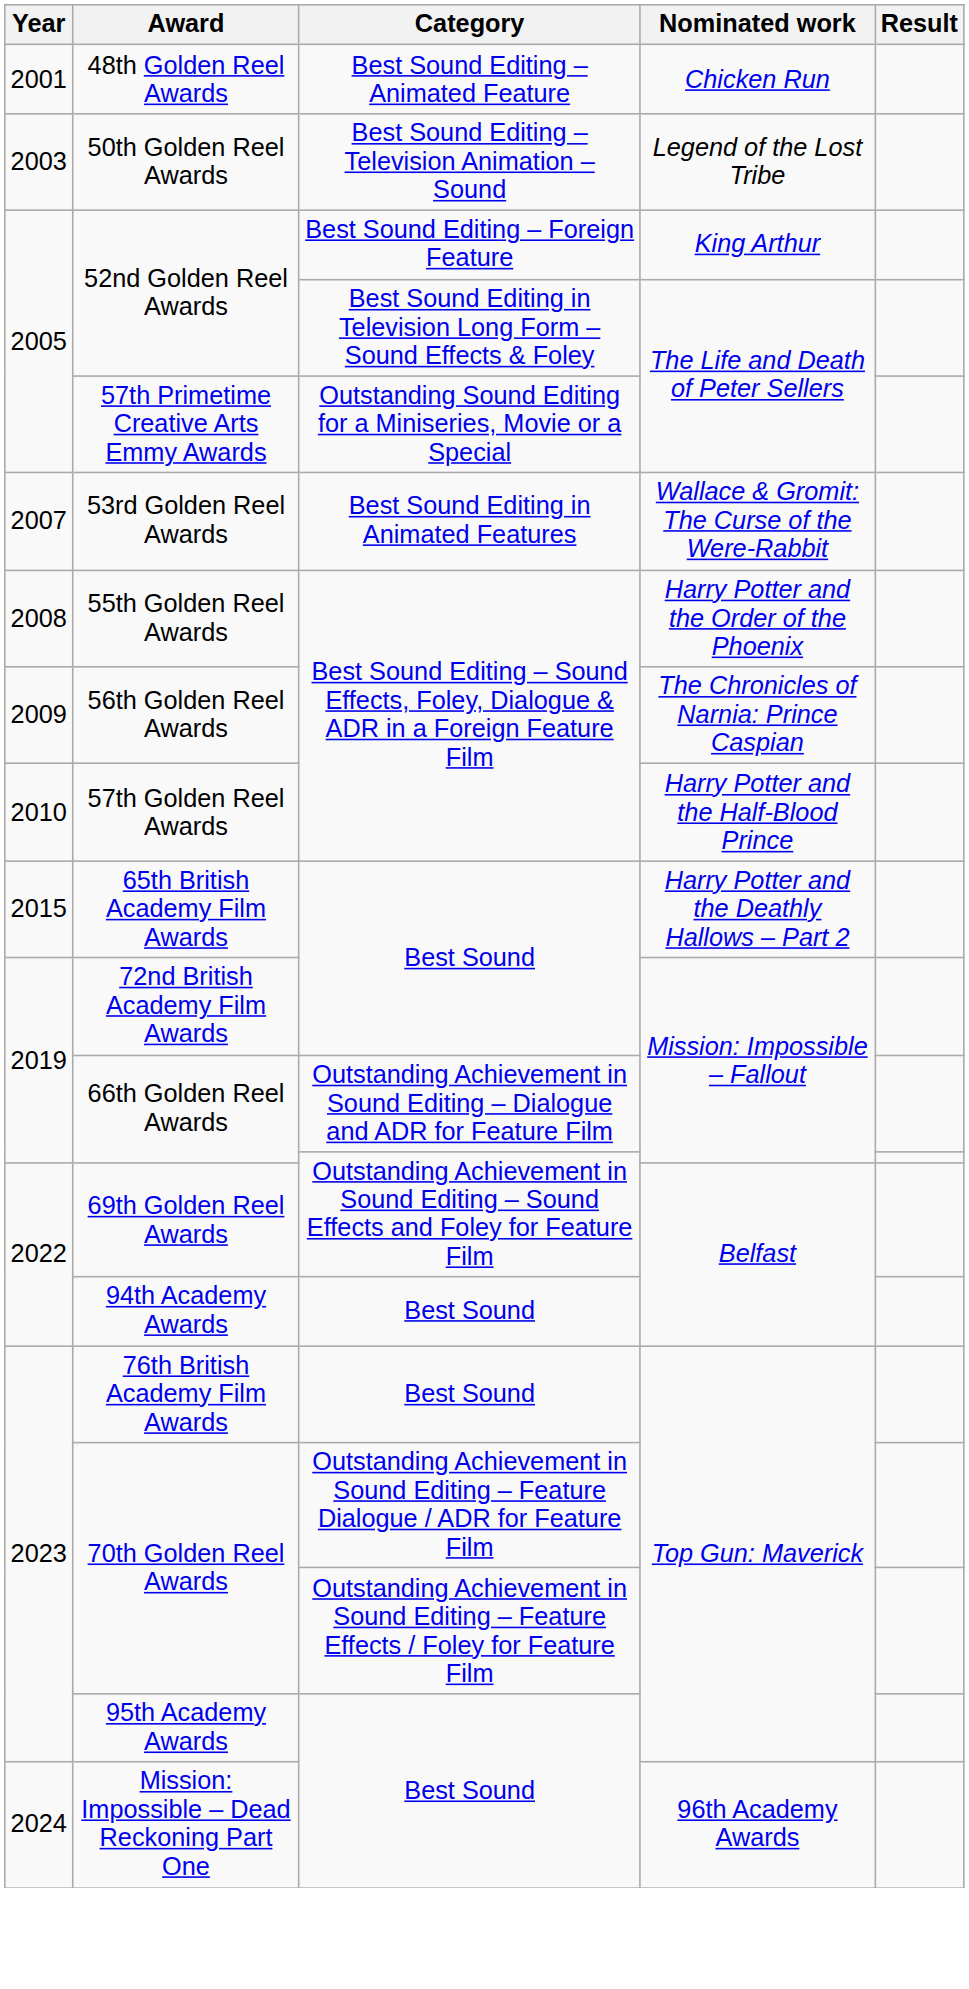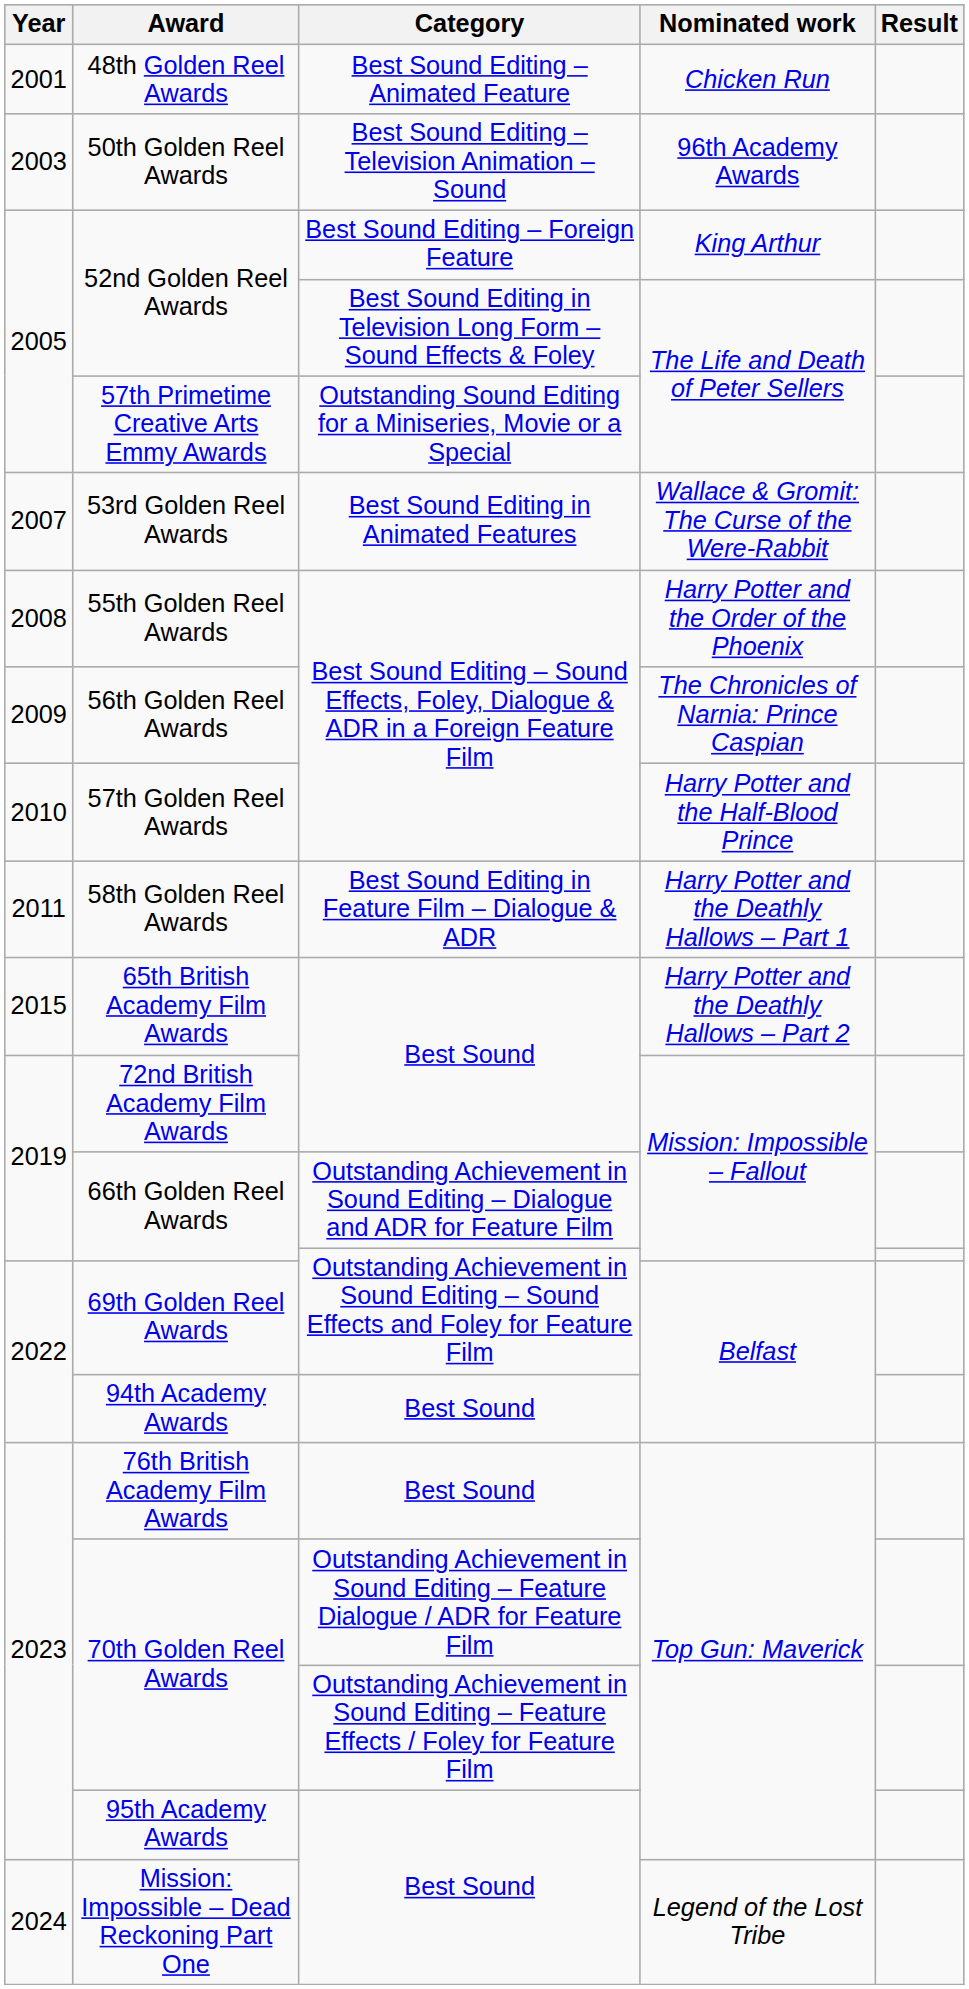(757, 161) Legend of the Lost Tribe -> (757, 161) 96th Academy Awards
+ row: (186, 908)
(757, 1824) 96th Academy Awards -> (757, 1921) Legend of the Lost Tribe
